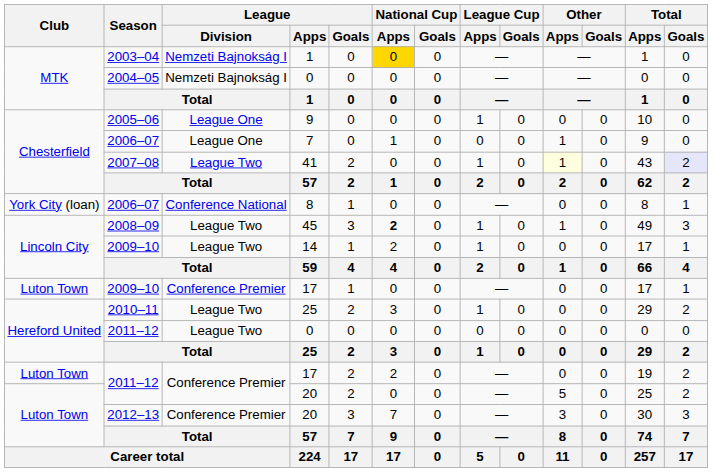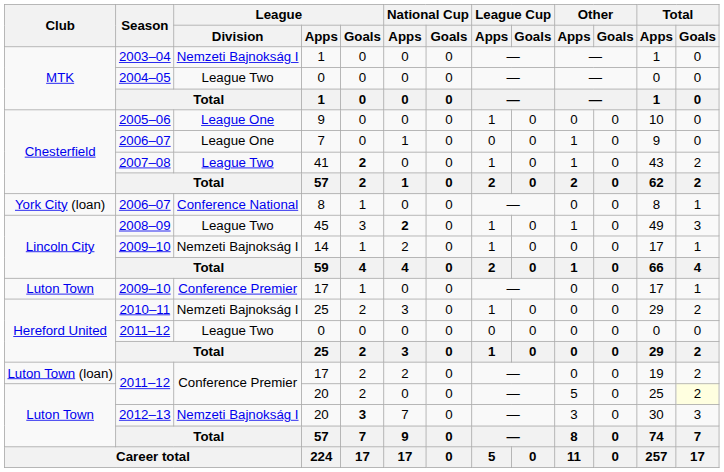(393, 57) gold background -> (405, 57) no background
(226, 78) Nemzeti Bajnokság I -> (238, 78) League Two
(351, 162) normal -> (362, 162) bold
(562, 162) lightyellow background -> (574, 162) no background
(686, 162) lavender background -> (698, 162) no background
(226, 246) League Two -> (238, 246) Nemzeti Bajnokság I
(226, 309) League Two -> (238, 309) Nemzeti Bajnokság I
(54, 373) Luton Town -> (60, 373) Luton Town (loan)
(686, 394) no background -> (698, 394) lightyellow background
(226, 415) Conference Premier -> (238, 415) Nemzeti Bajnokság I
(351, 415) normal -> (362, 415) bold
